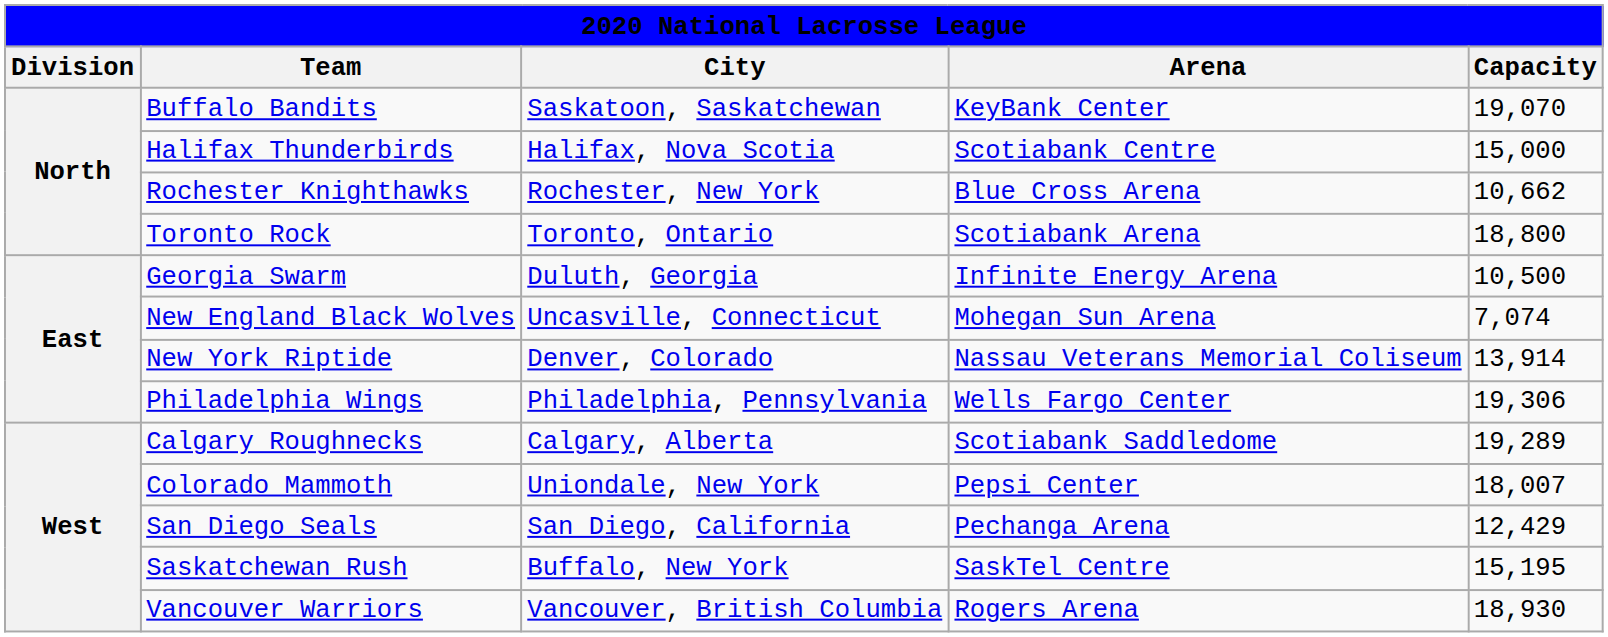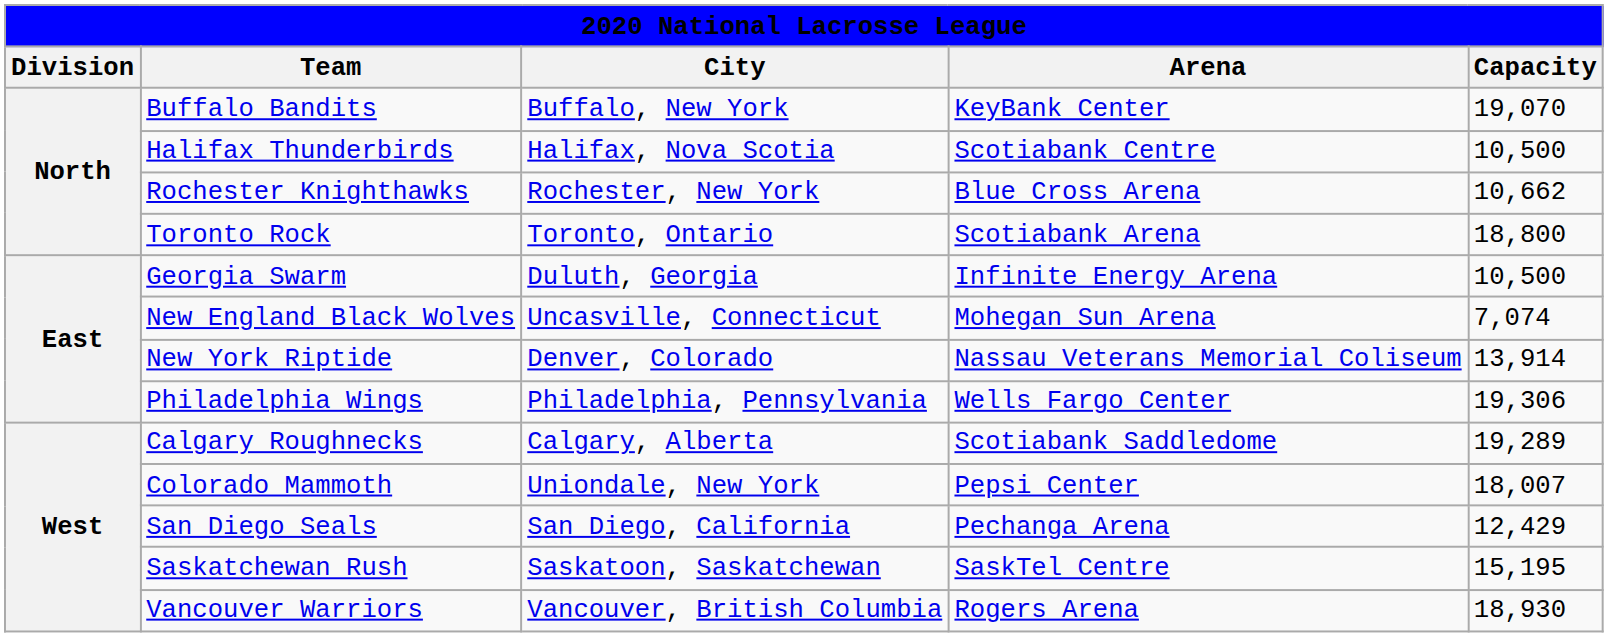(704, 109) Saskatoon, Saskatchewan -> (658, 109) Buffalo, New York
(1520, 151) 15,000 -> (1520, 151) 10,500
(658, 568) Buffalo, New York -> (704, 568) Saskatoon, Saskatchewan
